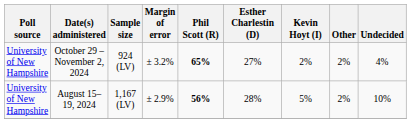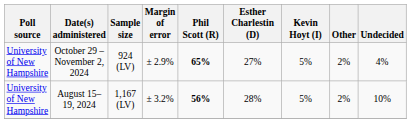(160, 62) ± 3.2% -> (160, 62) ± 2.9%
(306, 62) 2% -> (306, 62) 5%
(160, 100) ± 2.9% -> (160, 100) ± 3.2%
